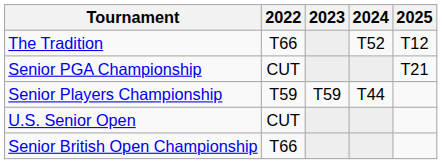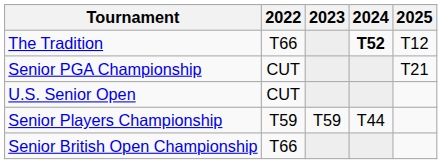(371, 43) normal -> (371, 43) bold
rows swapped: (115, 95) <-> (72, 121)
